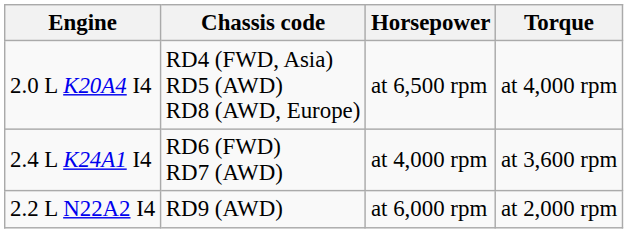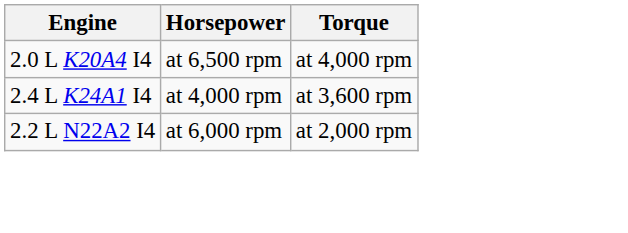- column: (263, 22)
